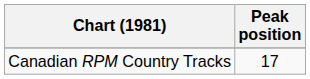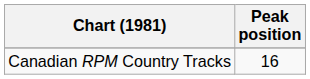(270, 61) 17 -> (270, 61) 16
